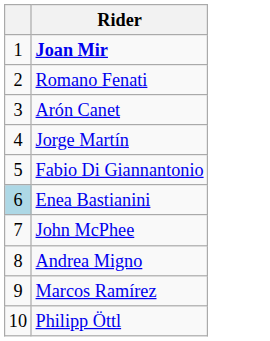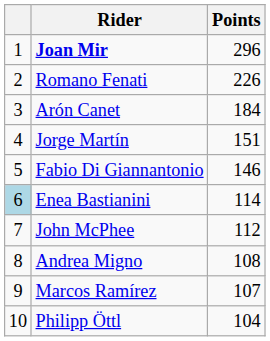+ column: (236, 19)
